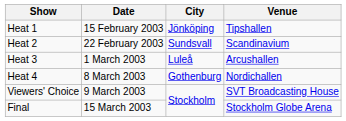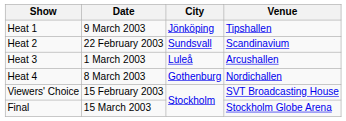(124, 28) 15 February 2003 -> (115, 28) 9 March 2003
(115, 92) 9 March 2003 -> (124, 92) 15 February 2003
